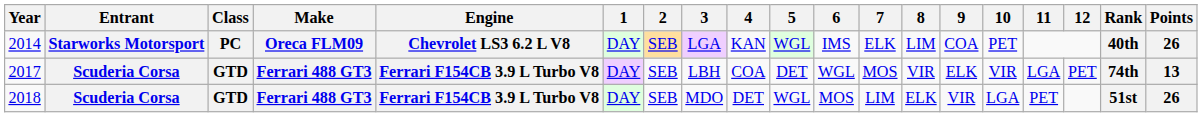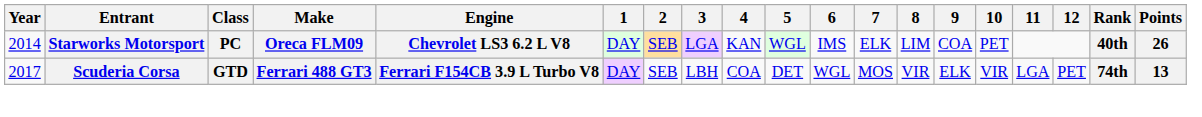- row: (25, 97)
